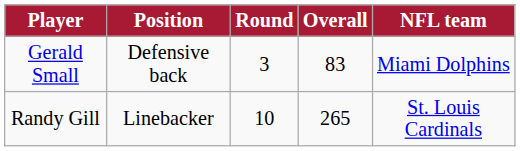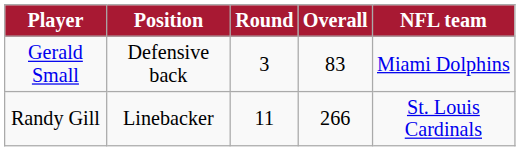(264, 118) 10 -> (264, 118) 11
(335, 118) 265 -> (335, 118) 266
